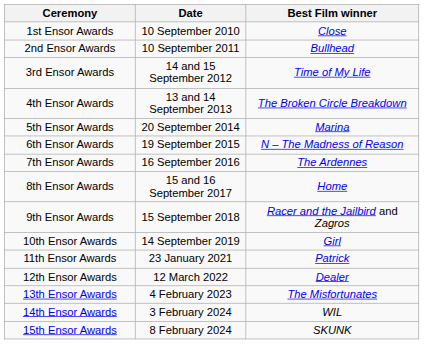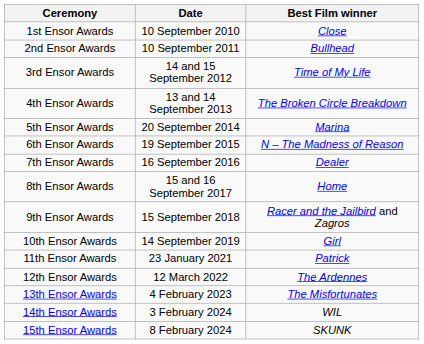(332, 162) The Ardennes -> (332, 162) Dealer
(332, 276) Dealer -> (332, 276) The Ardennes
